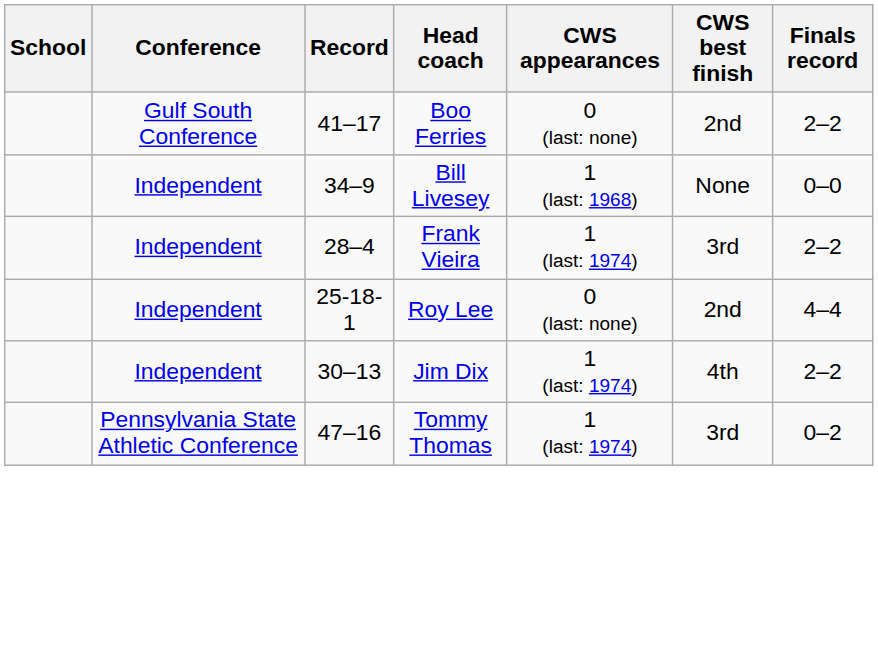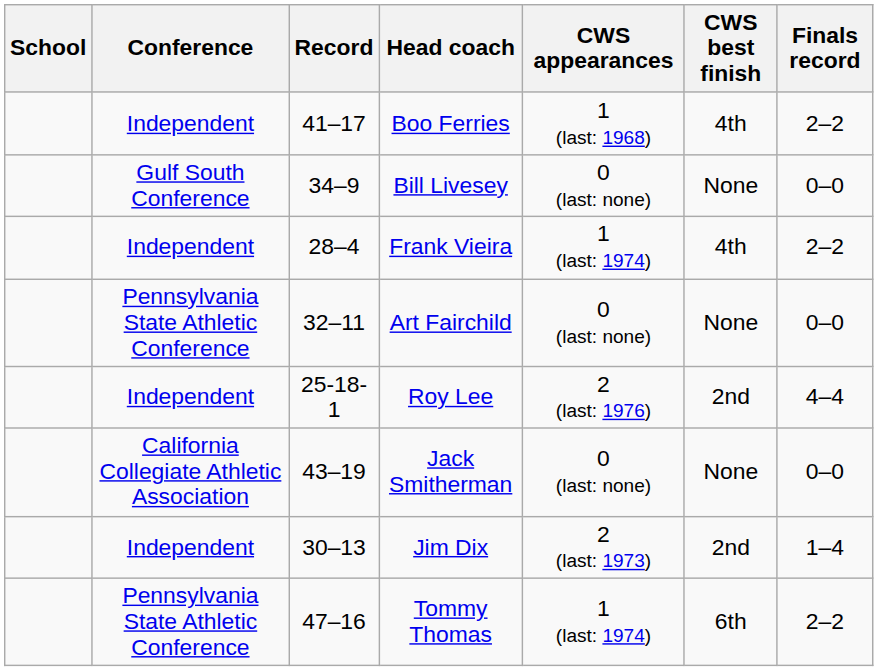(198, 123) Gulf South Conference -> (190, 123) Independent
(590, 123) 0 (last: none) -> (603, 123) 1 (last: 1968)
(723, 123) 2nd -> (731, 123) 4th
(198, 185) Independent -> (190, 185) Gulf South Conference
(590, 185) 1 (last: 1968) -> (603, 185) 0 (last: none)
(723, 247) 3rd -> (731, 247) 4th
+ row: (451, 322)
(590, 309) 0 (last: none) -> (603, 397) 2 (last: 1976)
+ row: (451, 472)
(590, 371) 1 (last: 1974) -> (603, 546) 2 (last: 1973)
(723, 371) 4th -> (731, 546) 2nd
(823, 371) 2–2 -> (825, 546) 1–4
(723, 433) 3rd -> (731, 621) 6th
(823, 433) 0–2 -> (825, 621) 2–2
